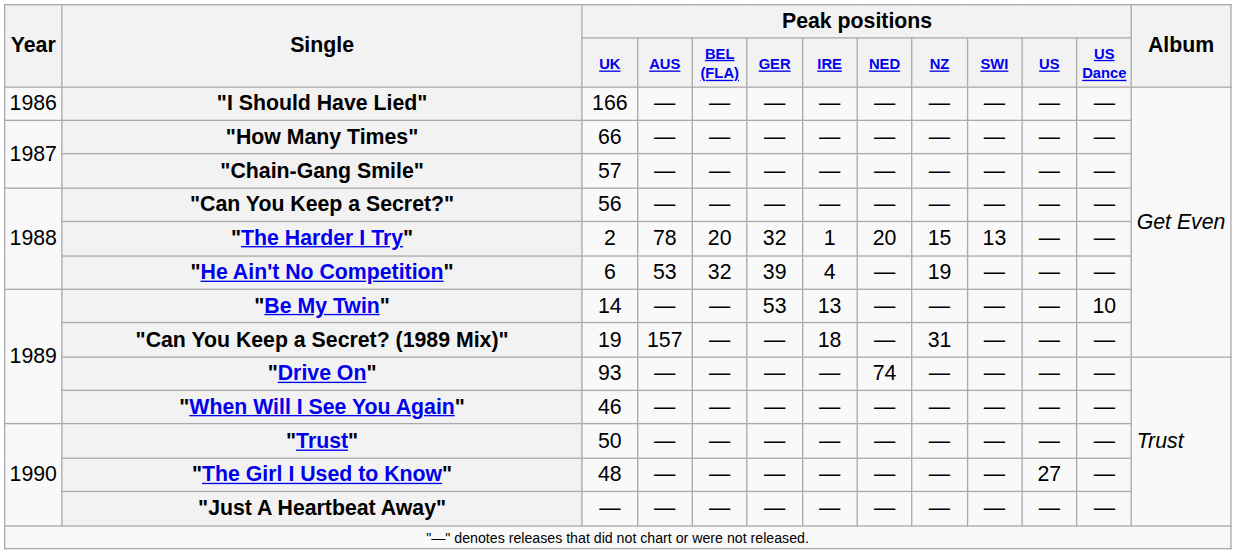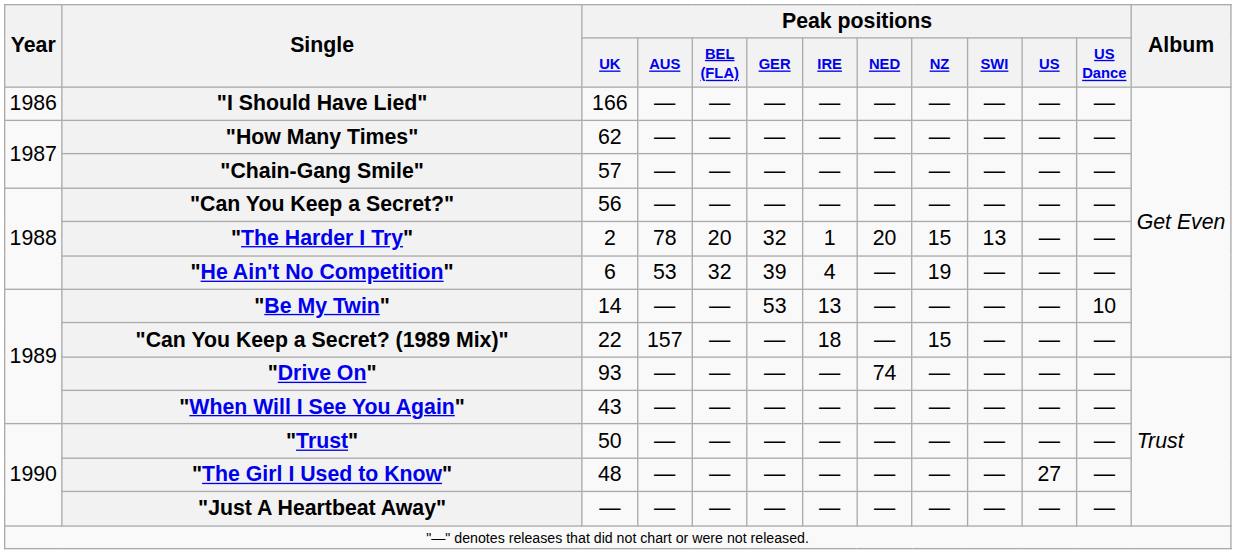(610, 137) 66 -> (610, 137) 62
(610, 339) 19 -> (610, 339) 22
(939, 339) 31 -> (939, 339) 15
(610, 407) 46 -> (610, 407) 43
